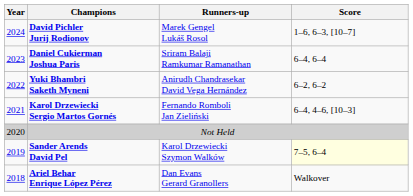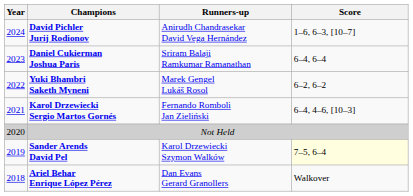(188, 33) Marek Gengel Lukáš Rosol -> (204, 33) Anirudh Chandrasekar David Vega Hernández
(204, 85) Anirudh Chandrasekar David Vega Hernández -> (188, 85) Marek Gengel Lukáš Rosol
